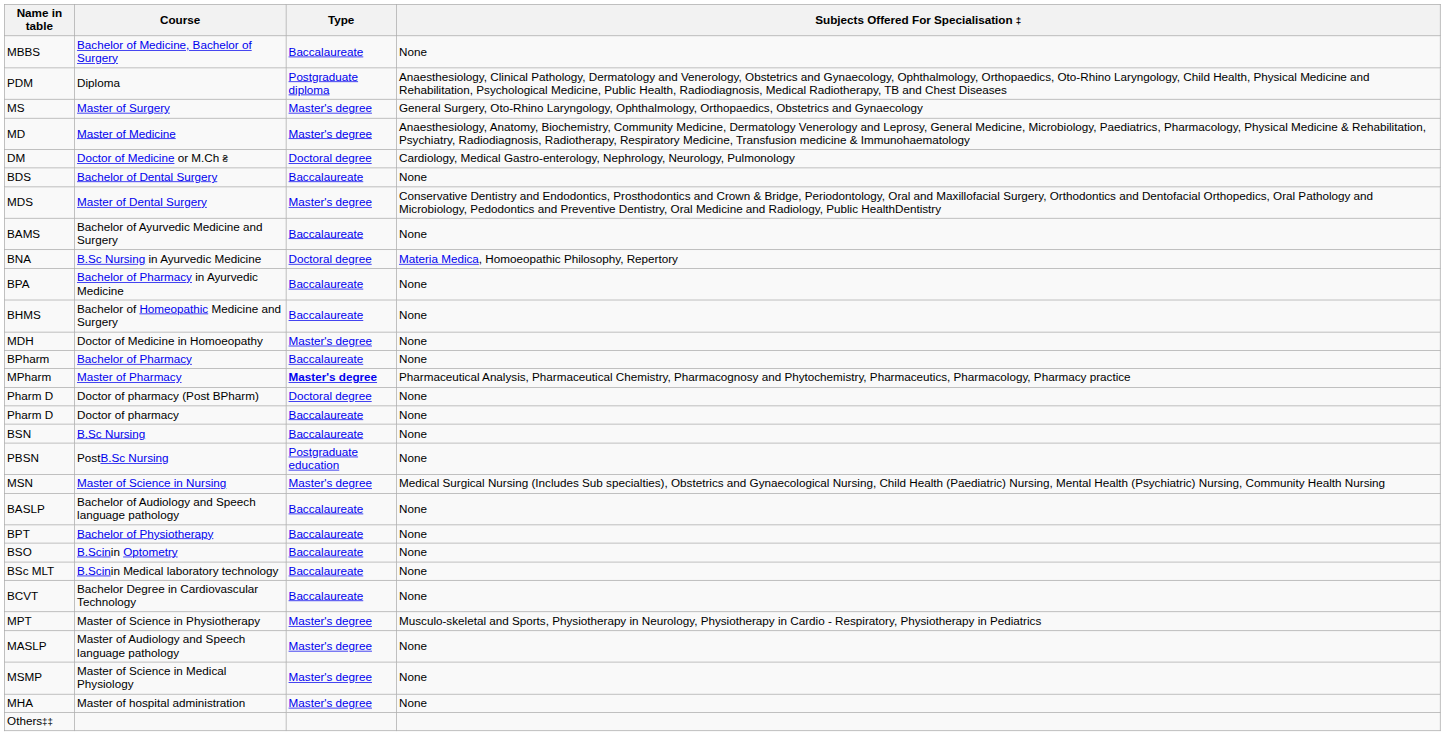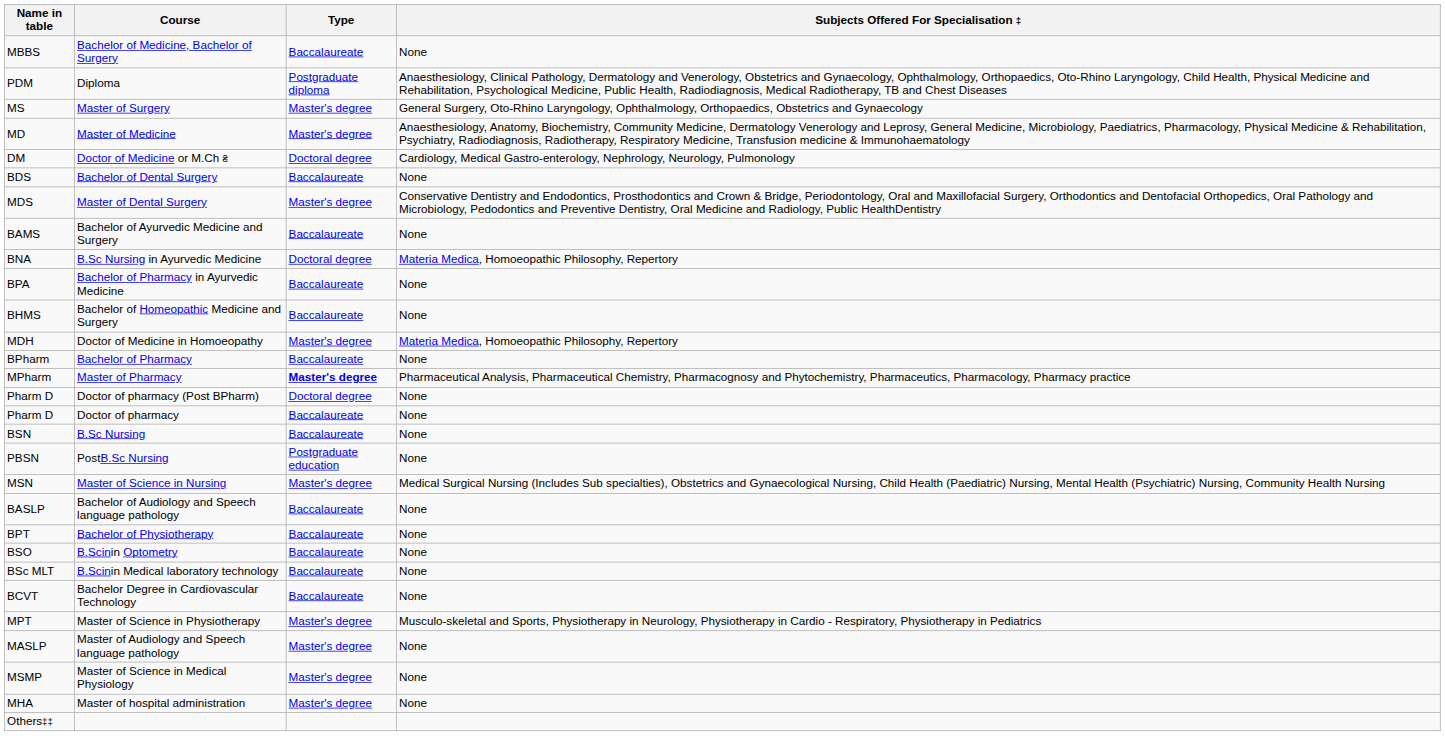(413, 341) None -> (538, 341) Materia Medica, Homoeopathic Philosophy, Repertory
